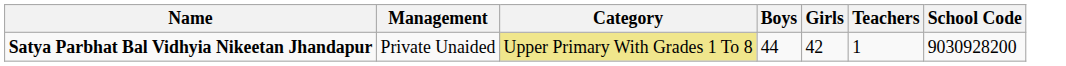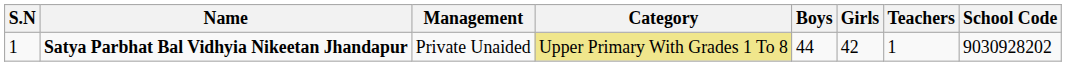+ column: (22, 18)
(972, 46) 9030928200 -> (1007, 46) 9030928202
